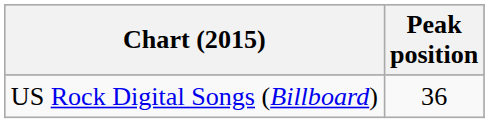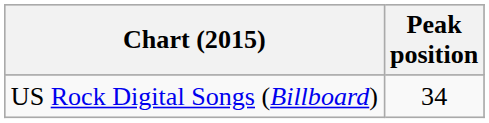(434, 95) 36 -> (434, 95) 34
